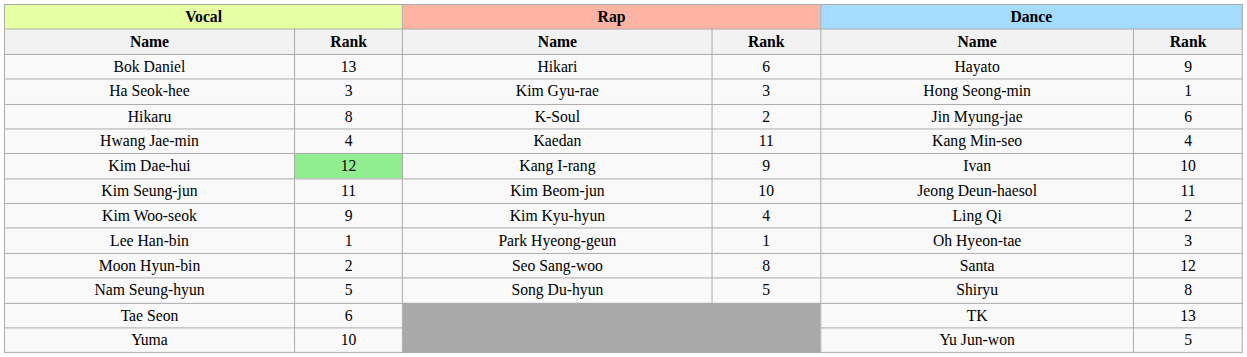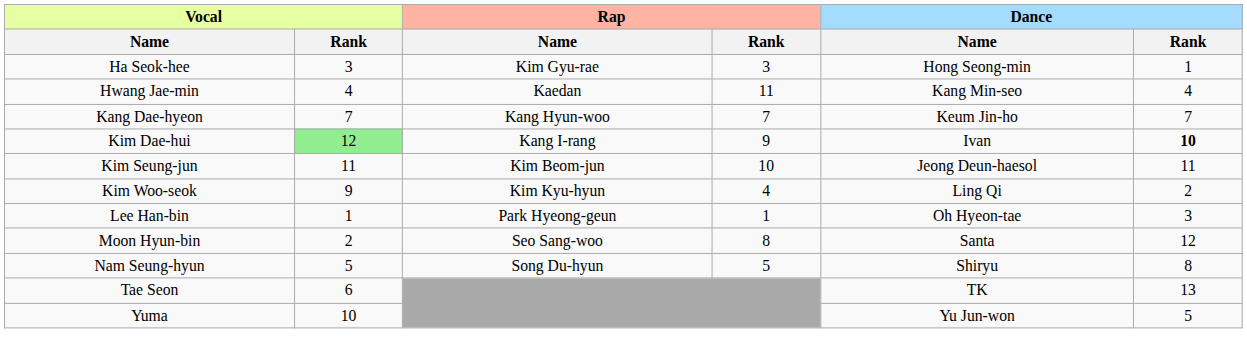- row: (149, 66)
- row: (149, 116)
+ row: (149, 116)
(1188, 166) normal -> (1188, 141) bold
